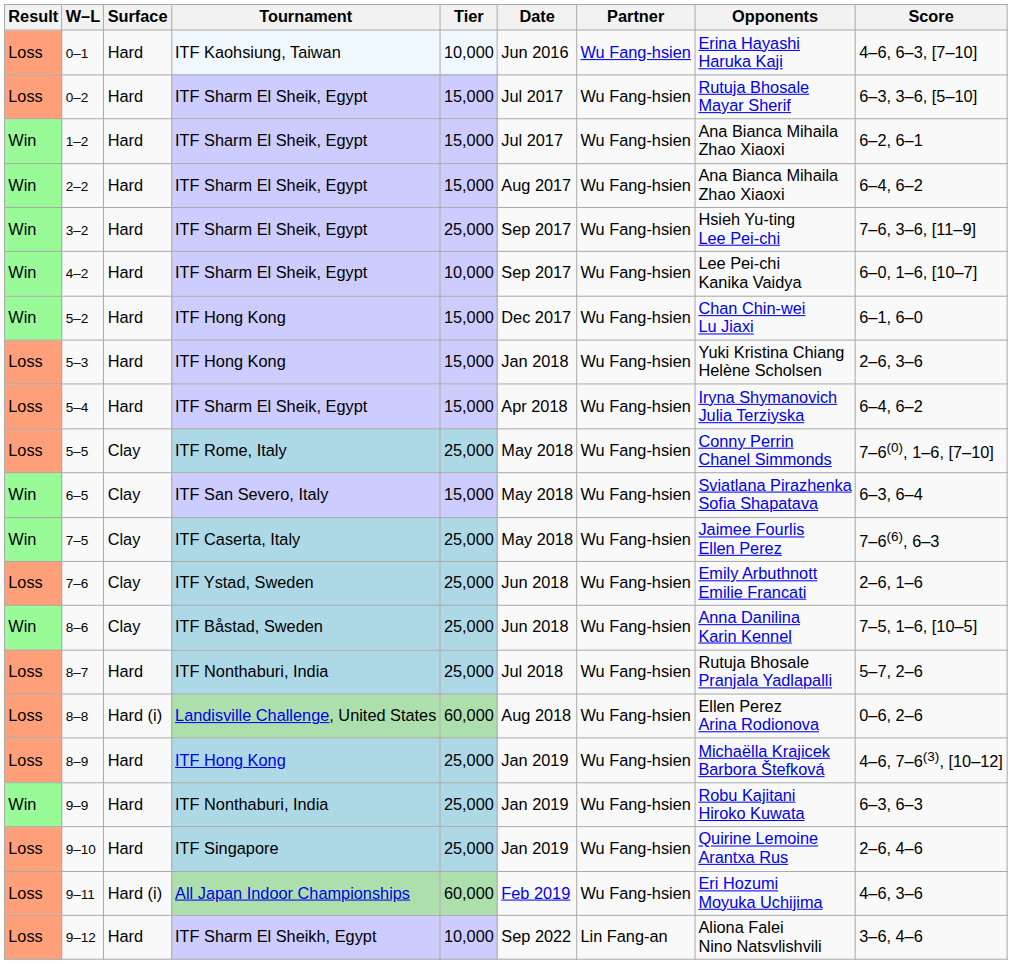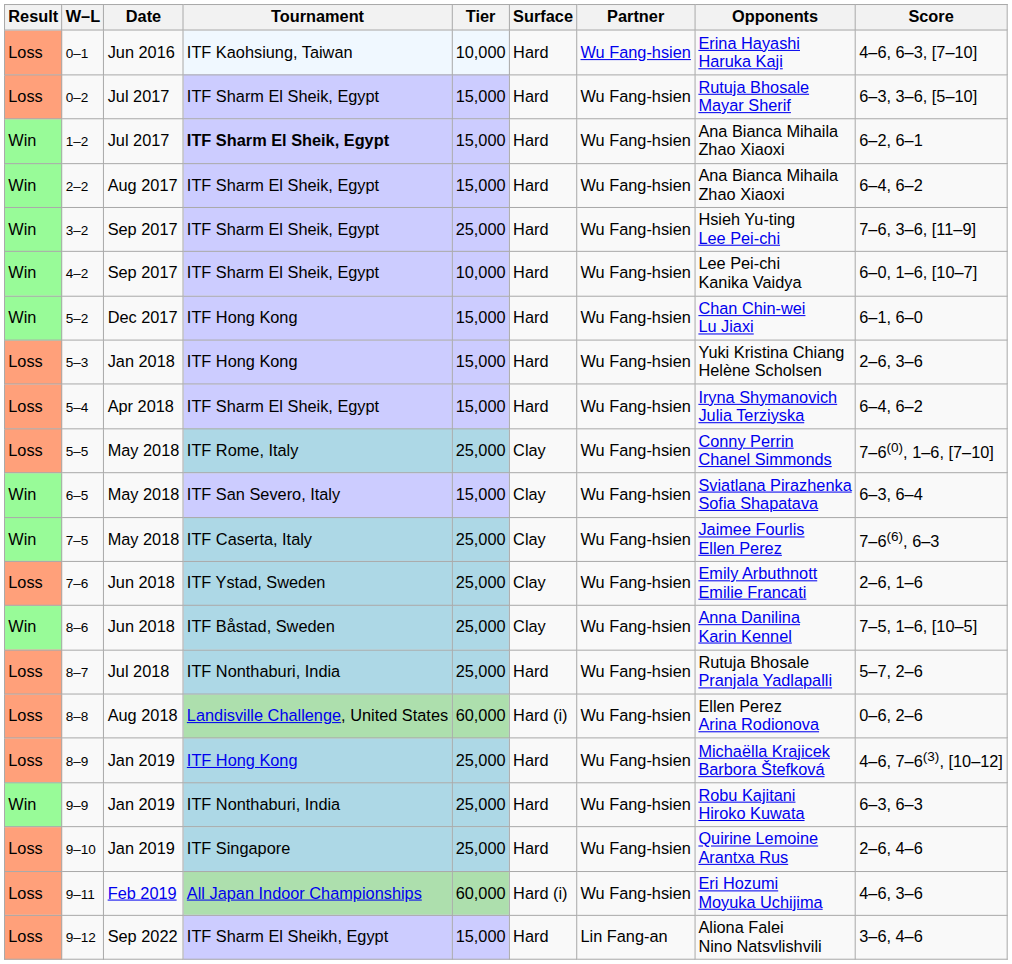columns swapped: (537, 17) <-> (138, 17)
(271, 140) normal -> (288, 140) bold
(469, 937) 10,000 -> (481, 937) 15,000
